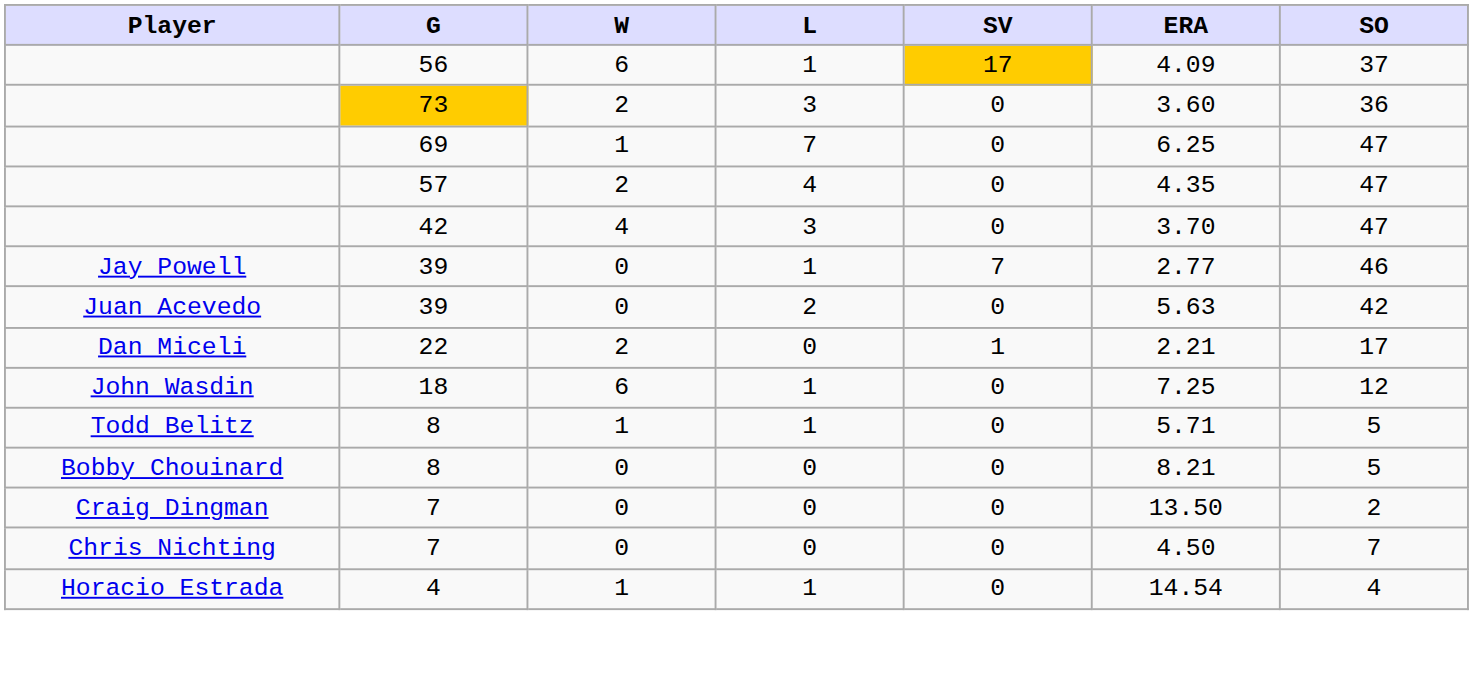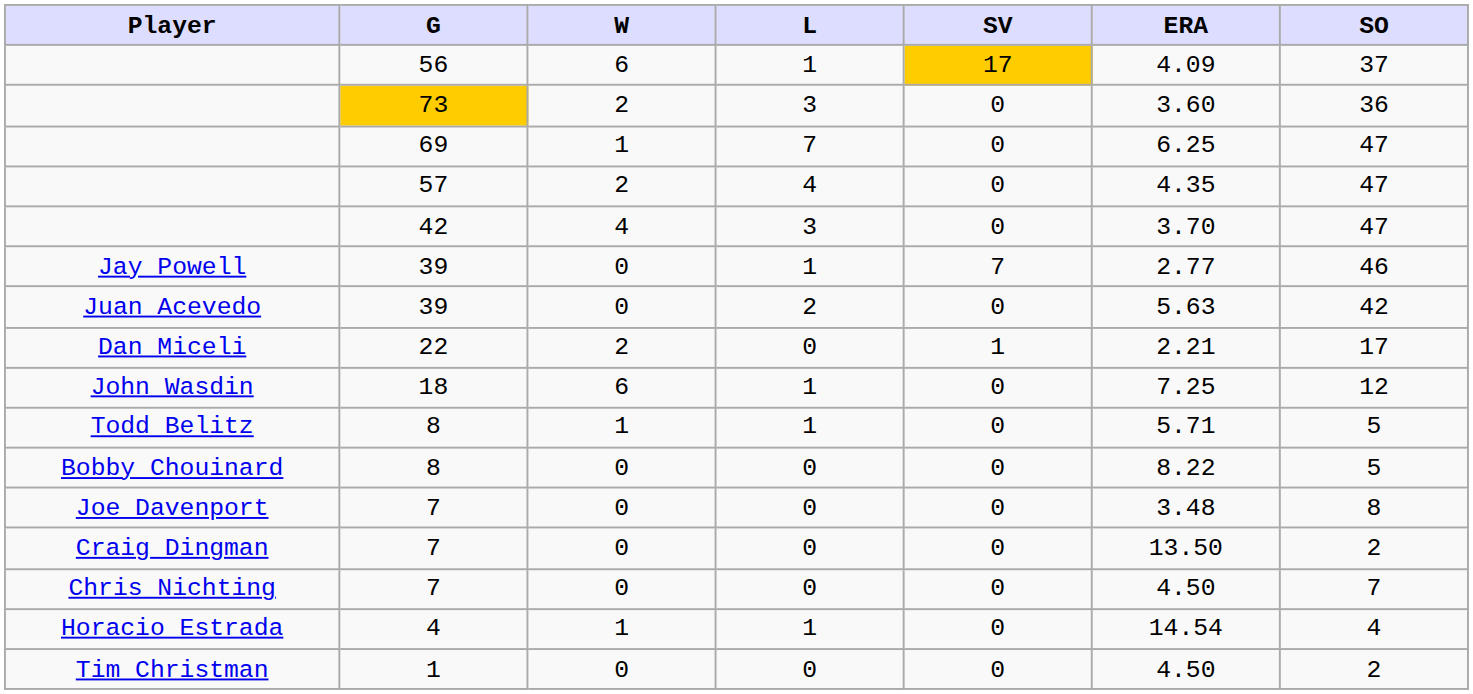(1186, 468) 8.21 -> (1186, 468) 8.22
+ row: (172, 508)
+ row: (172, 669)
